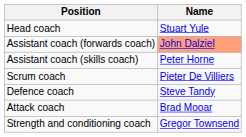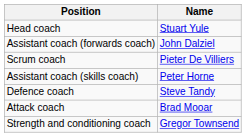(187, 44) lightsalmon background -> (187, 44) no background
rows swapped: (72, 60) <-> (36, 76)
